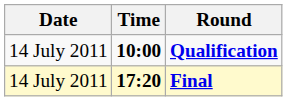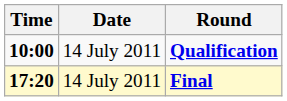columns swapped: (58, 19) <-> (139, 19)
